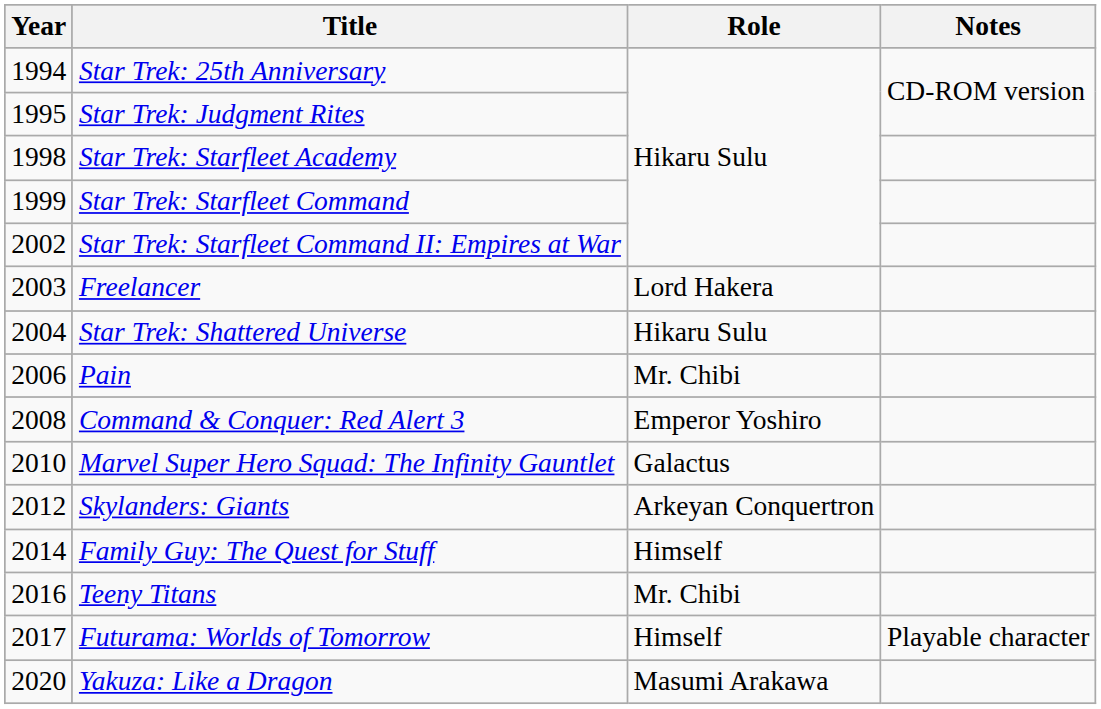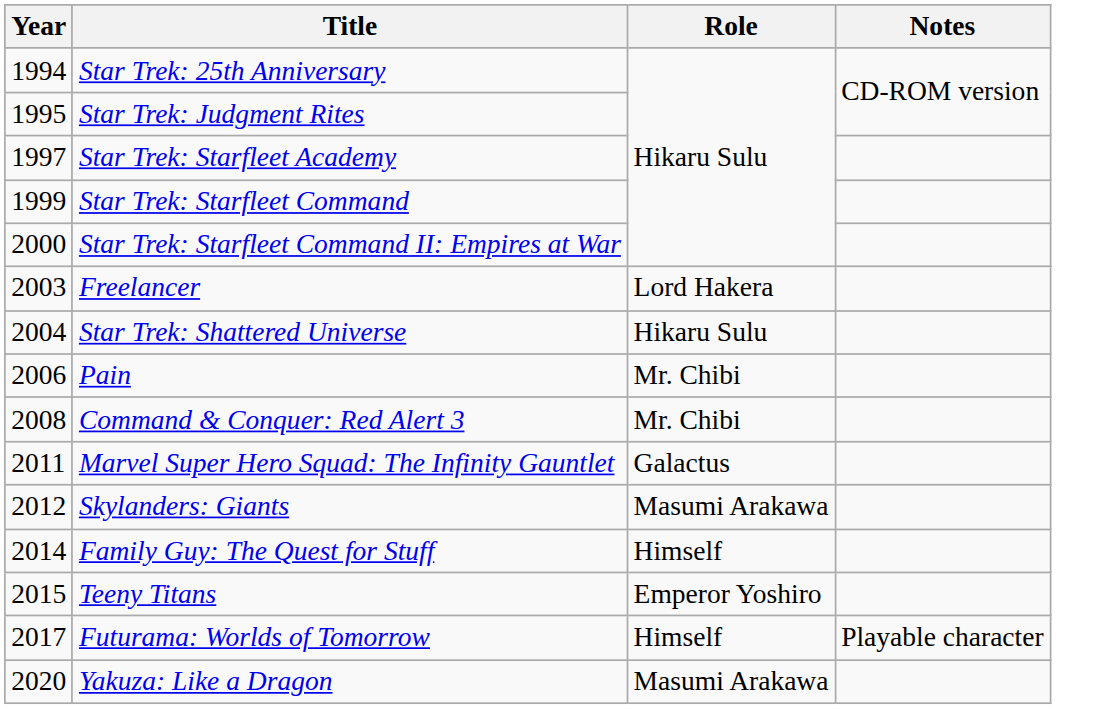(39, 157) 1998 -> (39, 157) 1997
(39, 244) 2002 -> (39, 244) 2000
(728, 419) Emperor Yoshiro -> (687, 419) Mr. Chibi
(39, 462) 2010 -> (38, 462) 2011
(754, 506) Arkeyan Conquertron -> (731, 506) Masumi Arakawa
(39, 593) 2016 -> (39, 593) 2015
(687, 593) Mr. Chibi -> (728, 593) Emperor Yoshiro
